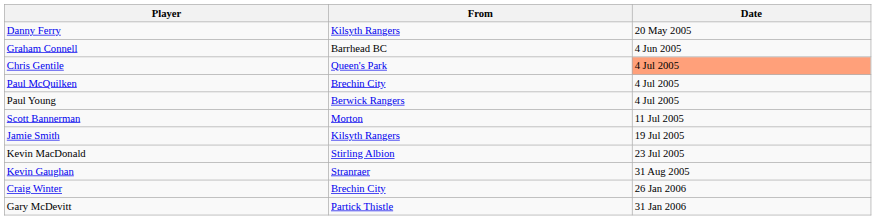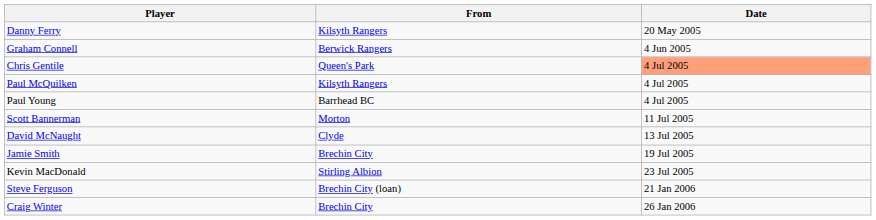(359, 48) Barrhead BC -> (355, 48) Berwick Rangers
(358, 83) Brechin City -> (353, 83) Kilsyth Rangers
(368, 101) Berwick Rangers -> (346, 101) Barrhead BC
+ row: (44, 136)
(365, 136) Kilsyth Rangers -> (346, 153) Brechin City
- row: (40, 171)
+ row: (40, 188)
- row: (39, 206)
